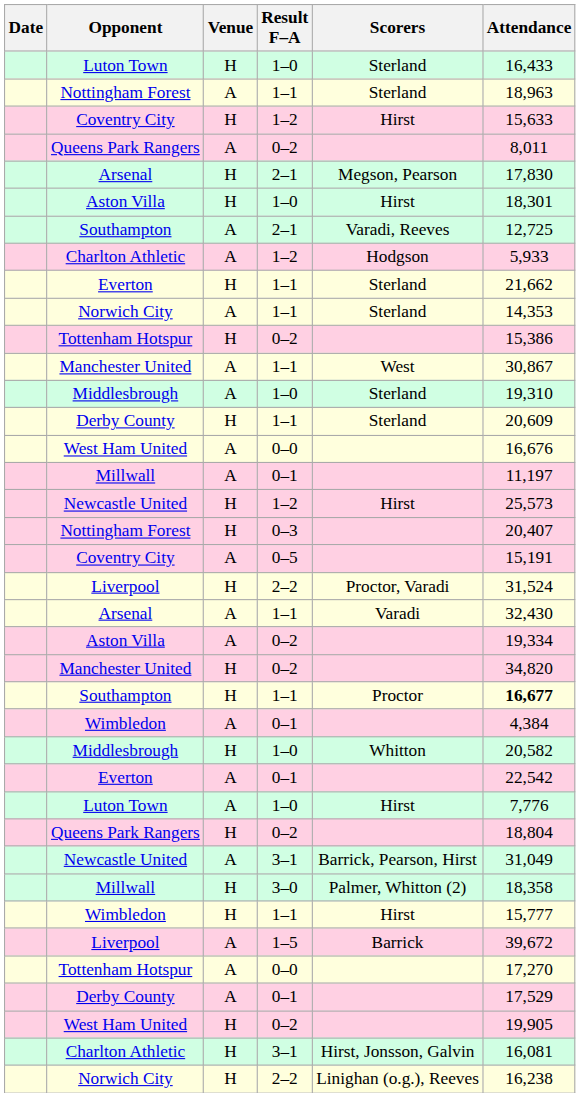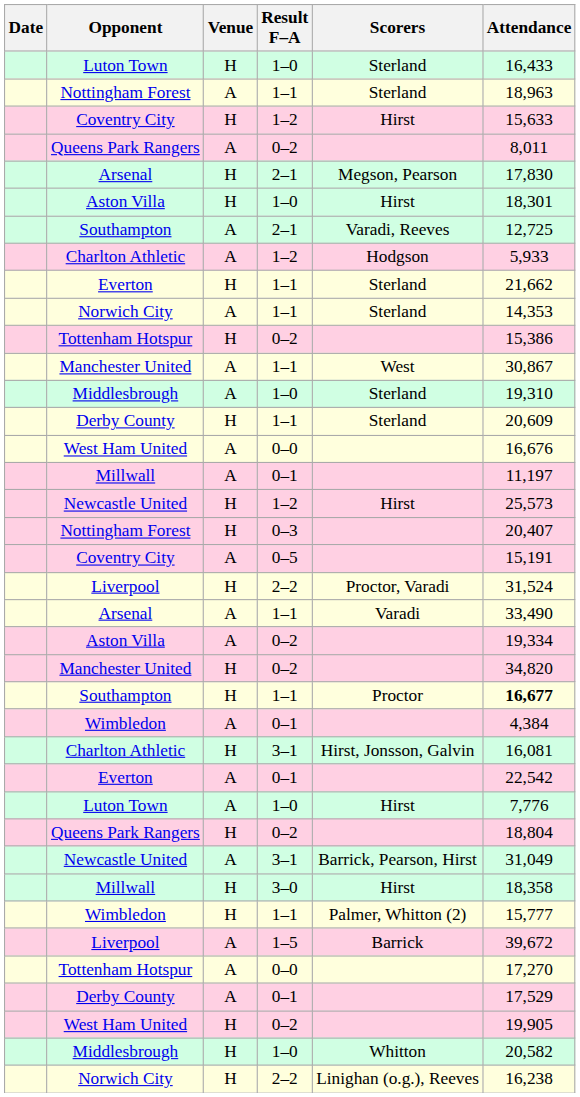(529, 613) 32,430 -> (529, 613) 33,490
rows swapped: (125, 1051) <-> (125, 750)
(398, 887) Palmer, Whitton (2) -> (398, 887) Hirst
(398, 914) Hirst -> (398, 914) Palmer, Whitton (2)
